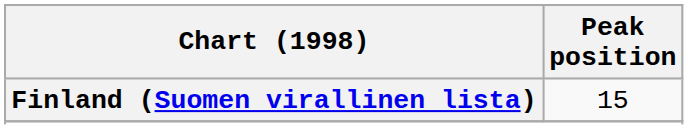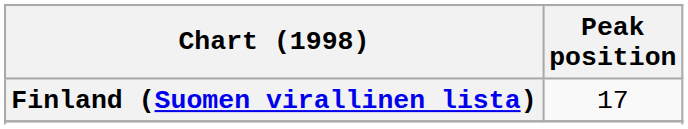(613, 100) 15 -> (613, 100) 17
